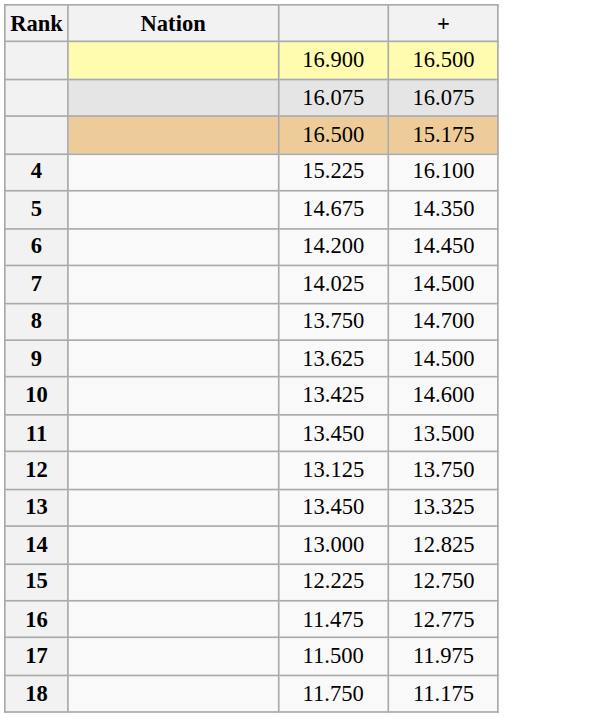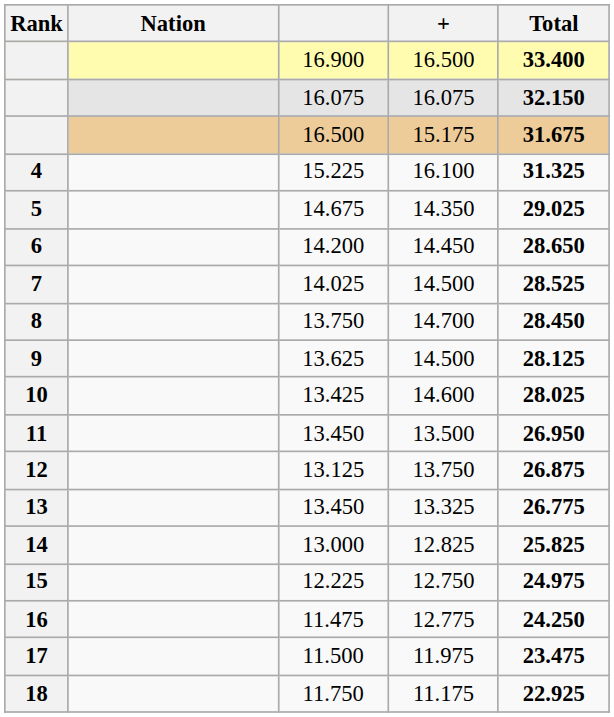+ column: (554, 22)
